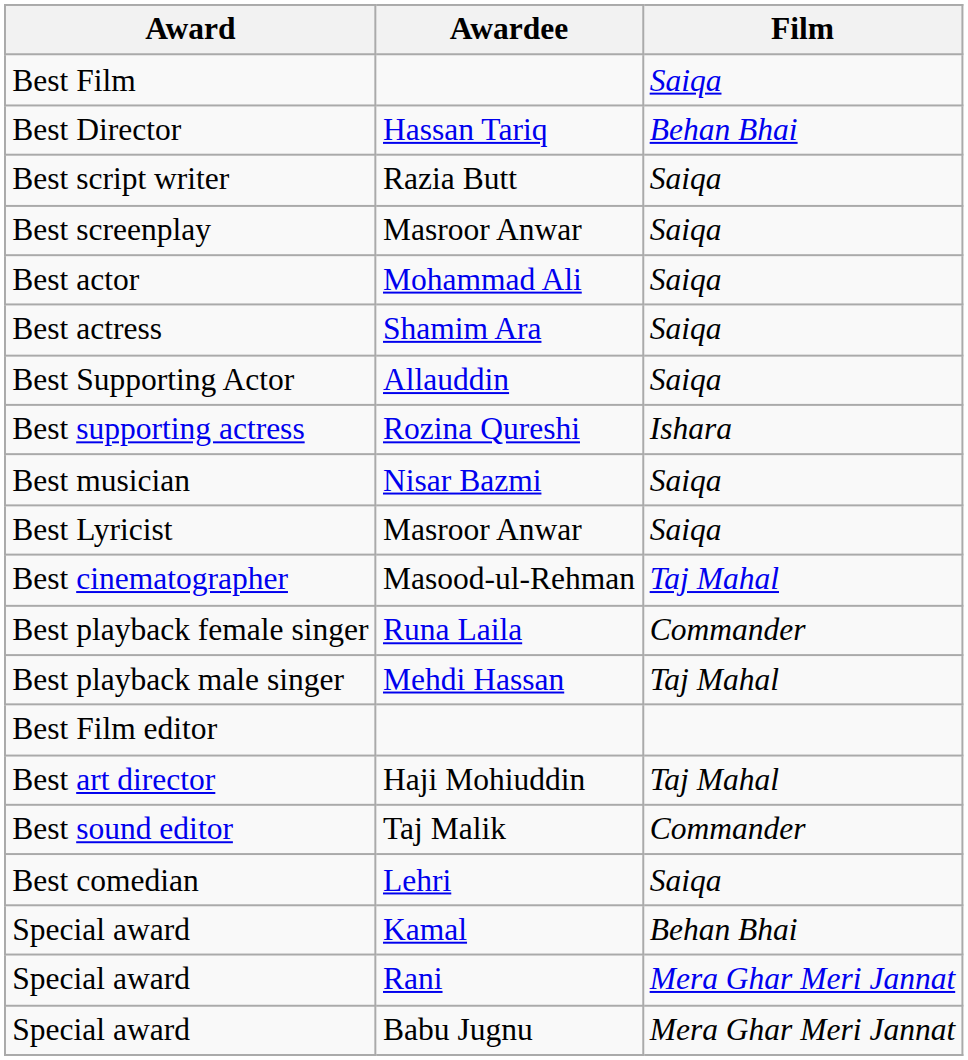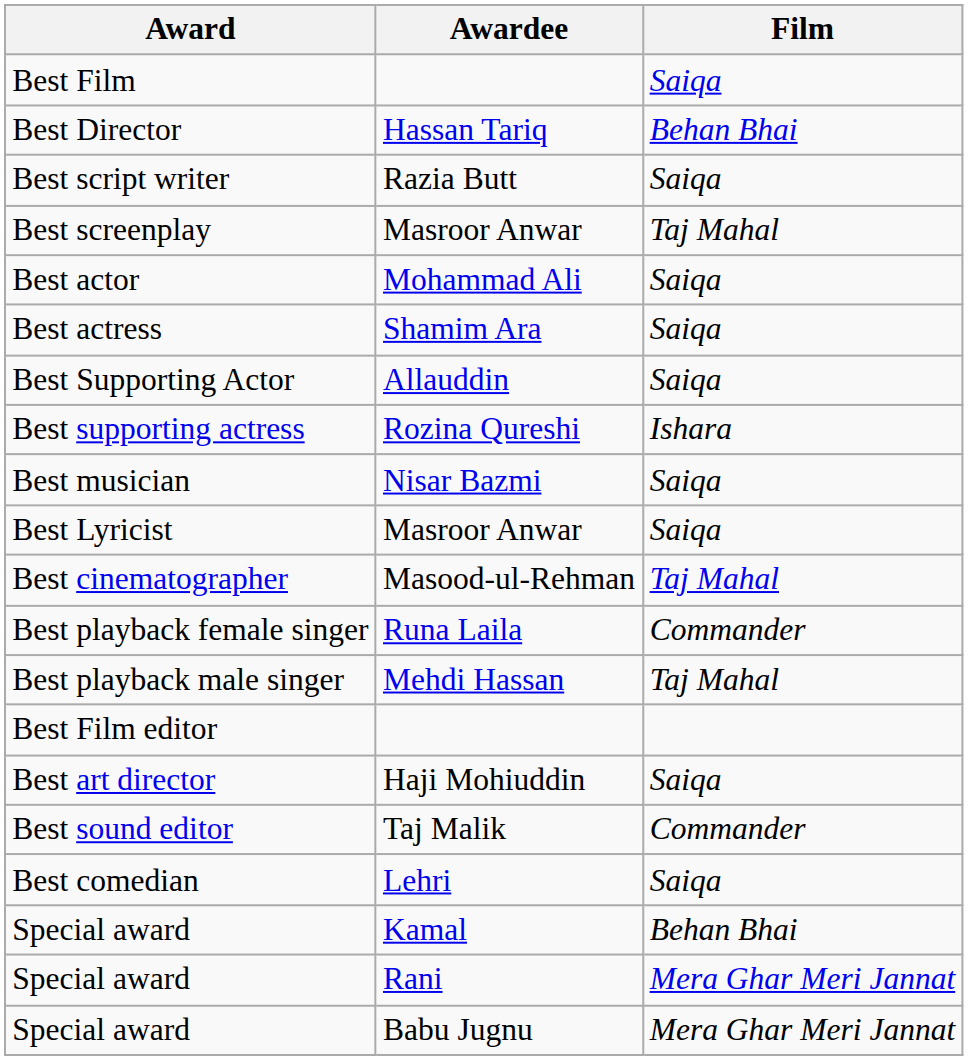(686, 229) Saiqa -> (714, 229) Taj Mahal
(714, 779) Taj Mahal -> (686, 779) Saiqa
